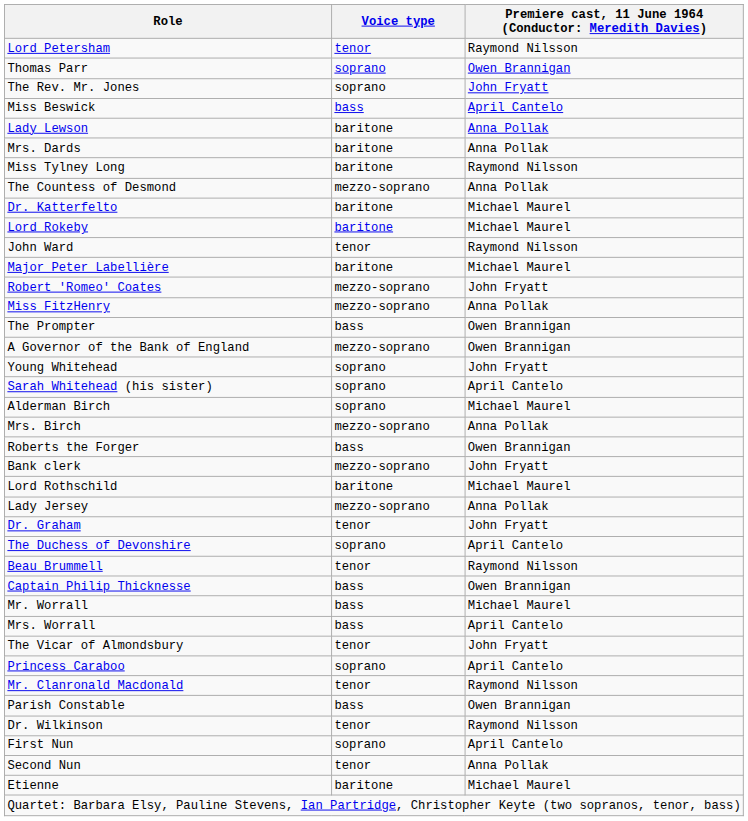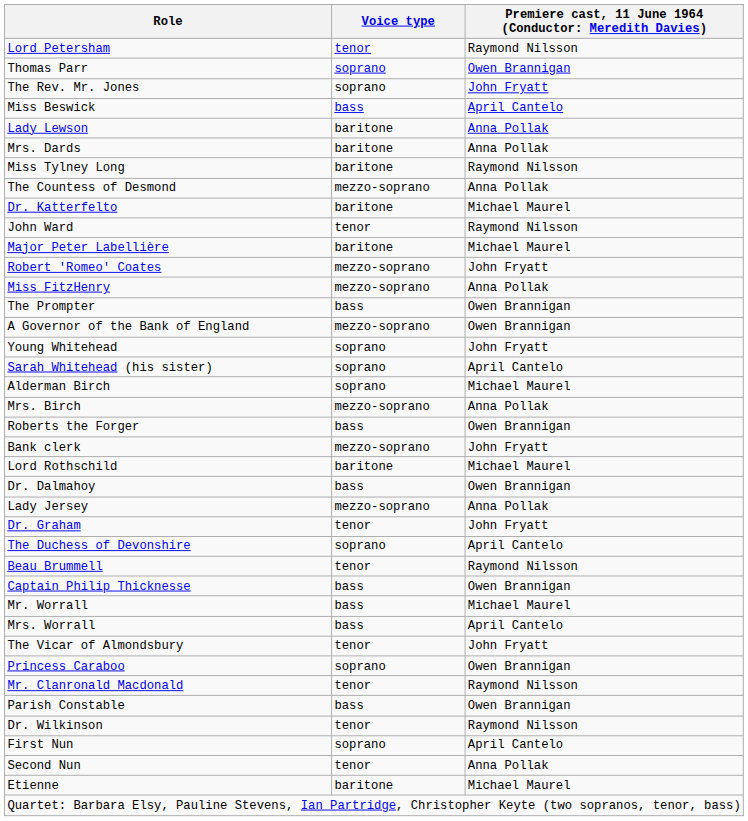- row: (48, 228)
+ row: (51, 487)
(516, 666) April Cantelo -> (519, 666) Owen Brannigan
